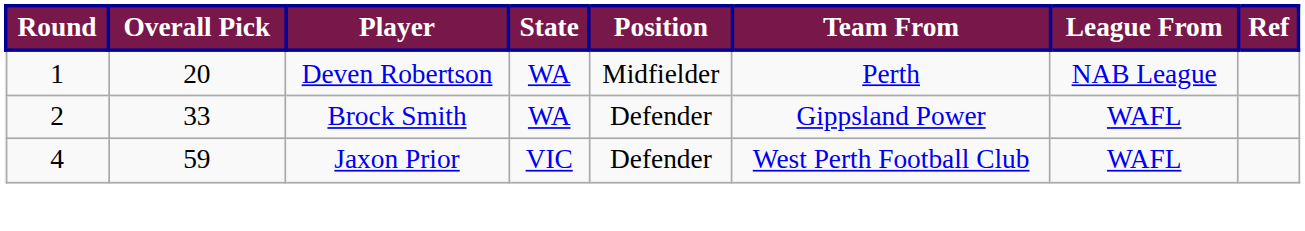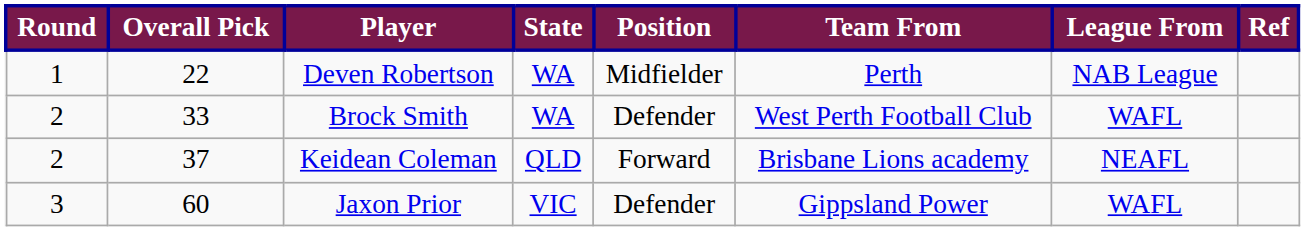(197, 73) 20 -> (196, 73) 22
(891, 116) Gippsland Power -> (893, 116) West Perth Football Club
+ row: (398, 159)
(57, 159) 4 -> (57, 203) 3
(197, 159) 59 -> (196, 203) 60
(891, 159) West Perth Football Club -> (893, 203) Gippsland Power
